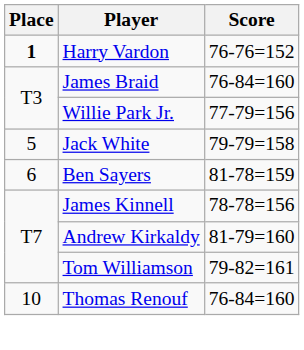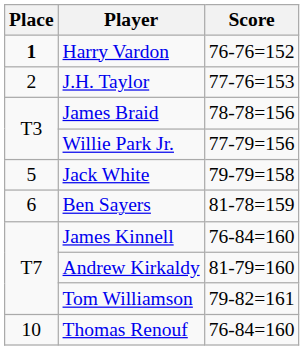+ row: (106, 81)
(252, 81) 76-84=160 -> (252, 112) 78-78=156
(252, 205) 78-78=156 -> (252, 236) 76-84=160
